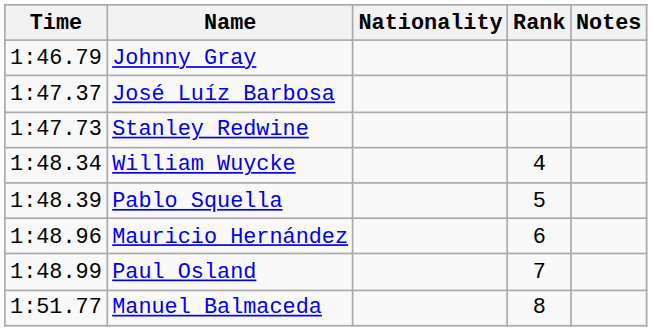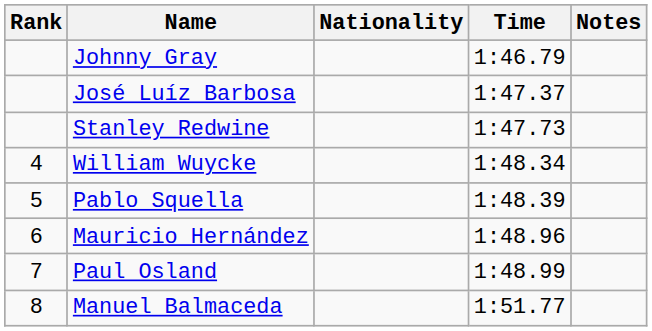columns swapped: (539, 23) <-> (56, 23)
